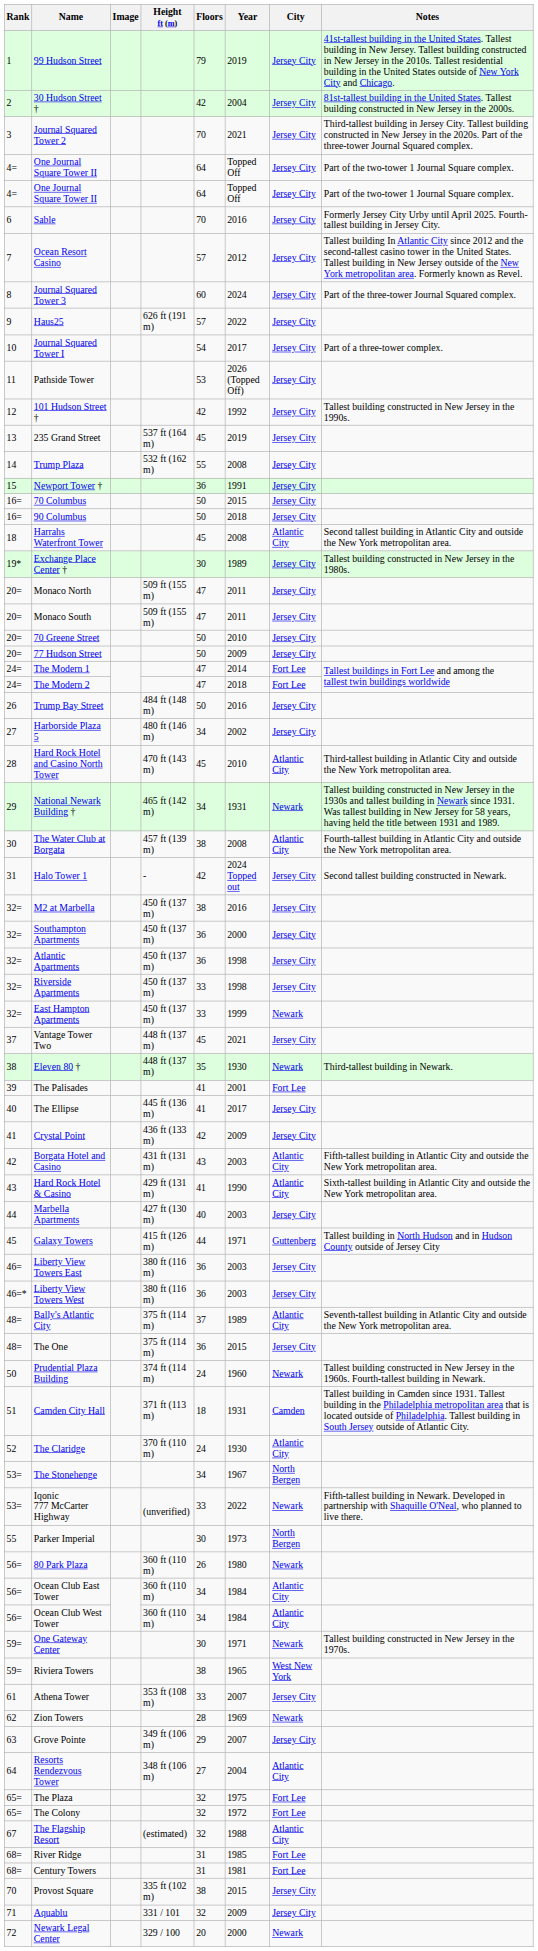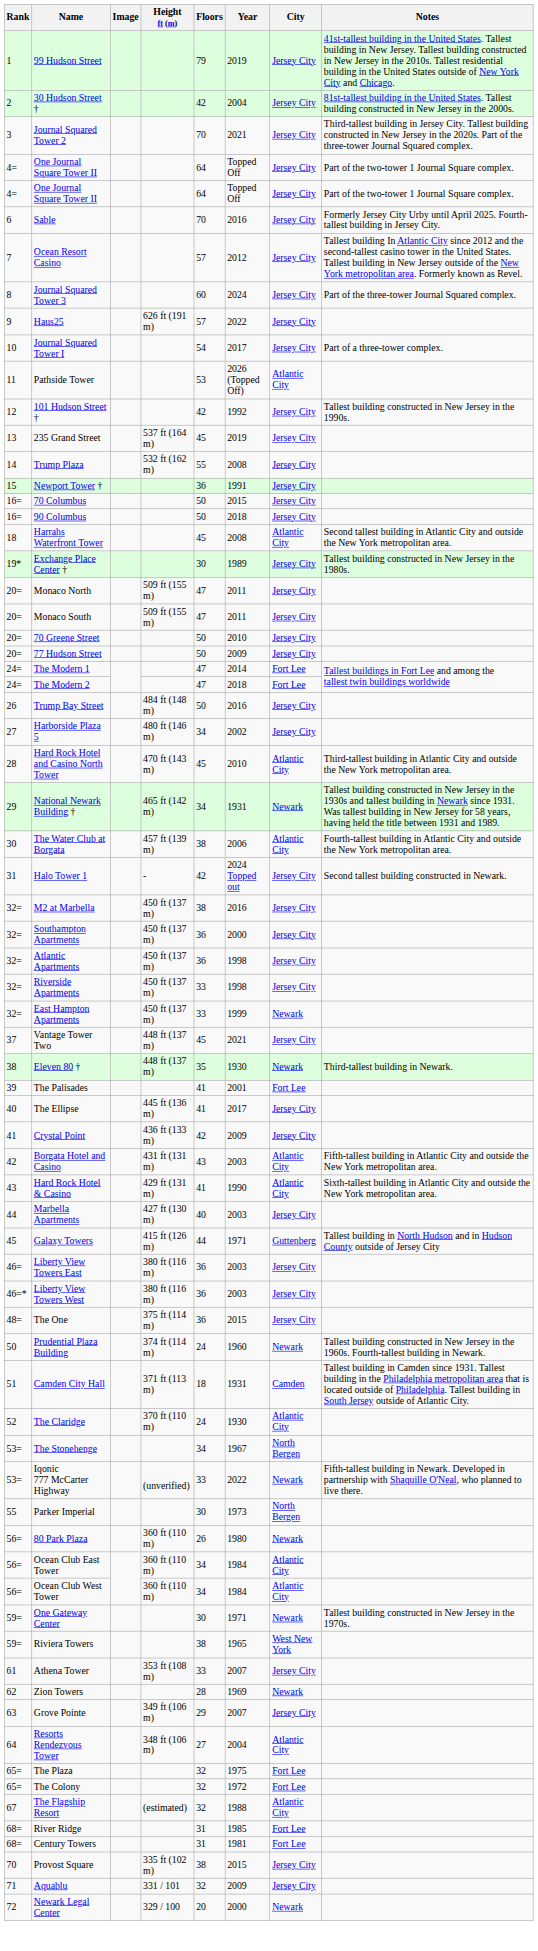(294, 380) Jersey City -> (288, 380) Atlantic City
(237, 844) 2008 -> (237, 844) 2006
- row: (14, 1320)
